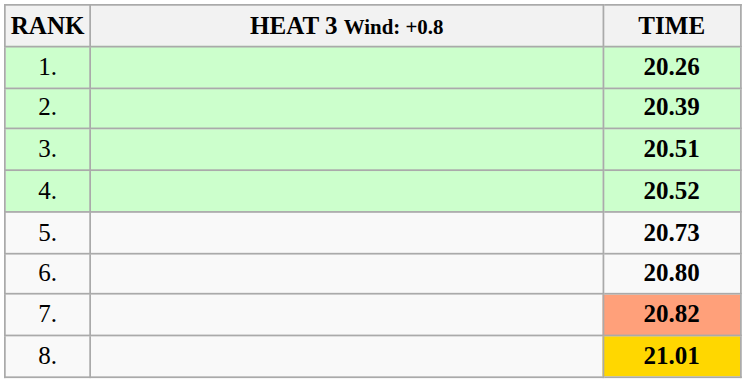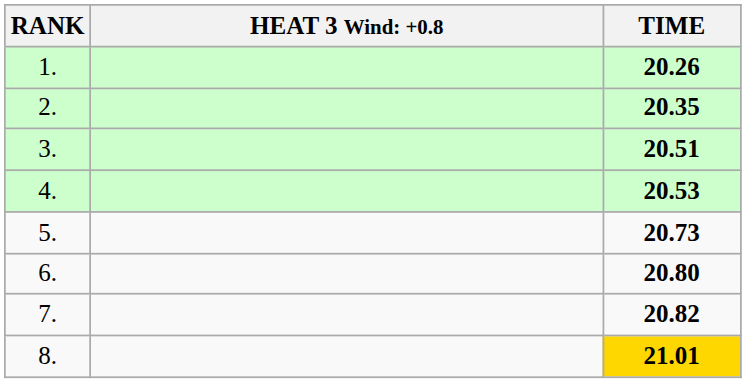(672, 108) 20.39 -> (672, 108) 20.35
(672, 190) 20.52 -> (672, 190) 20.53
(672, 314) lightsalmon background -> (672, 314) no background
